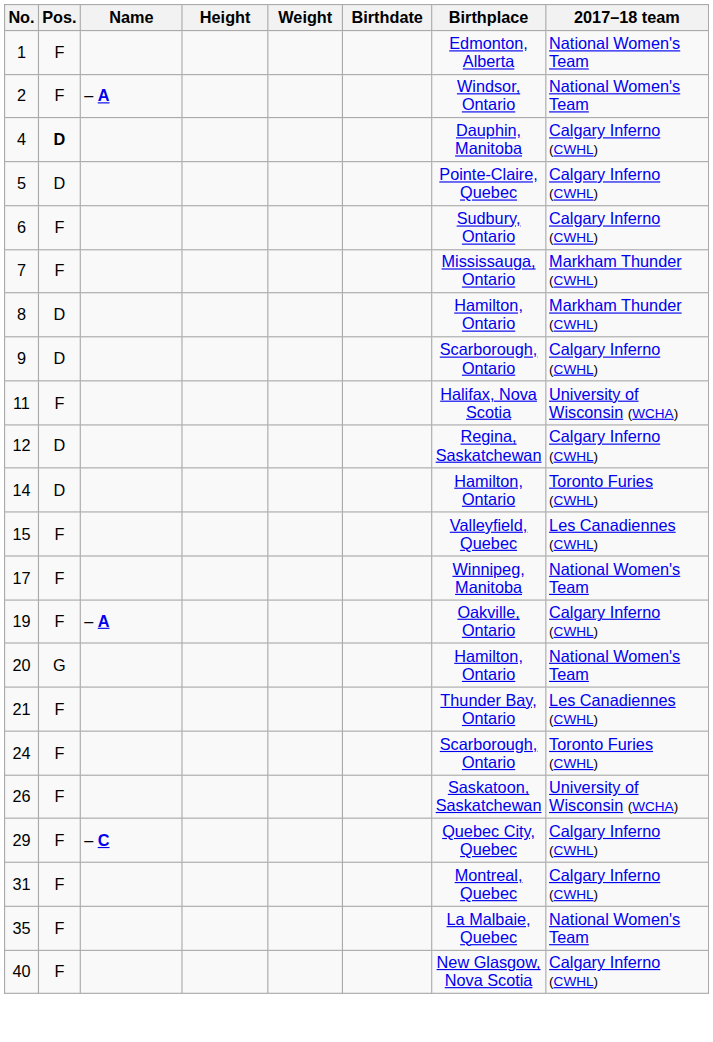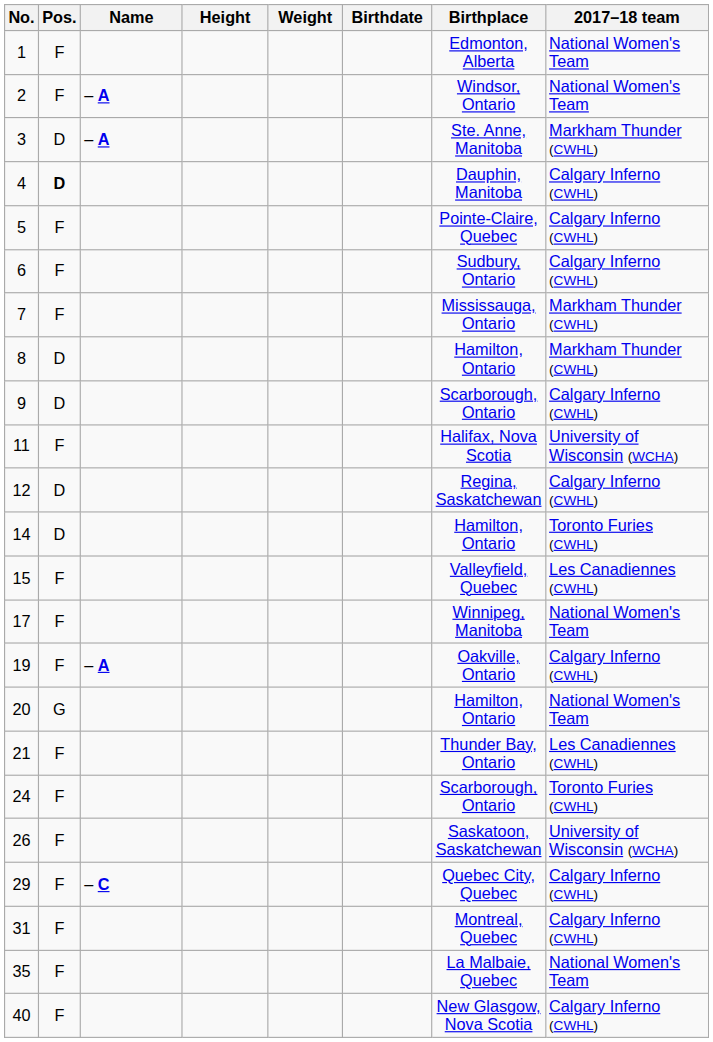+ row: (21, 140)
(59, 184) D -> (59, 228) F
